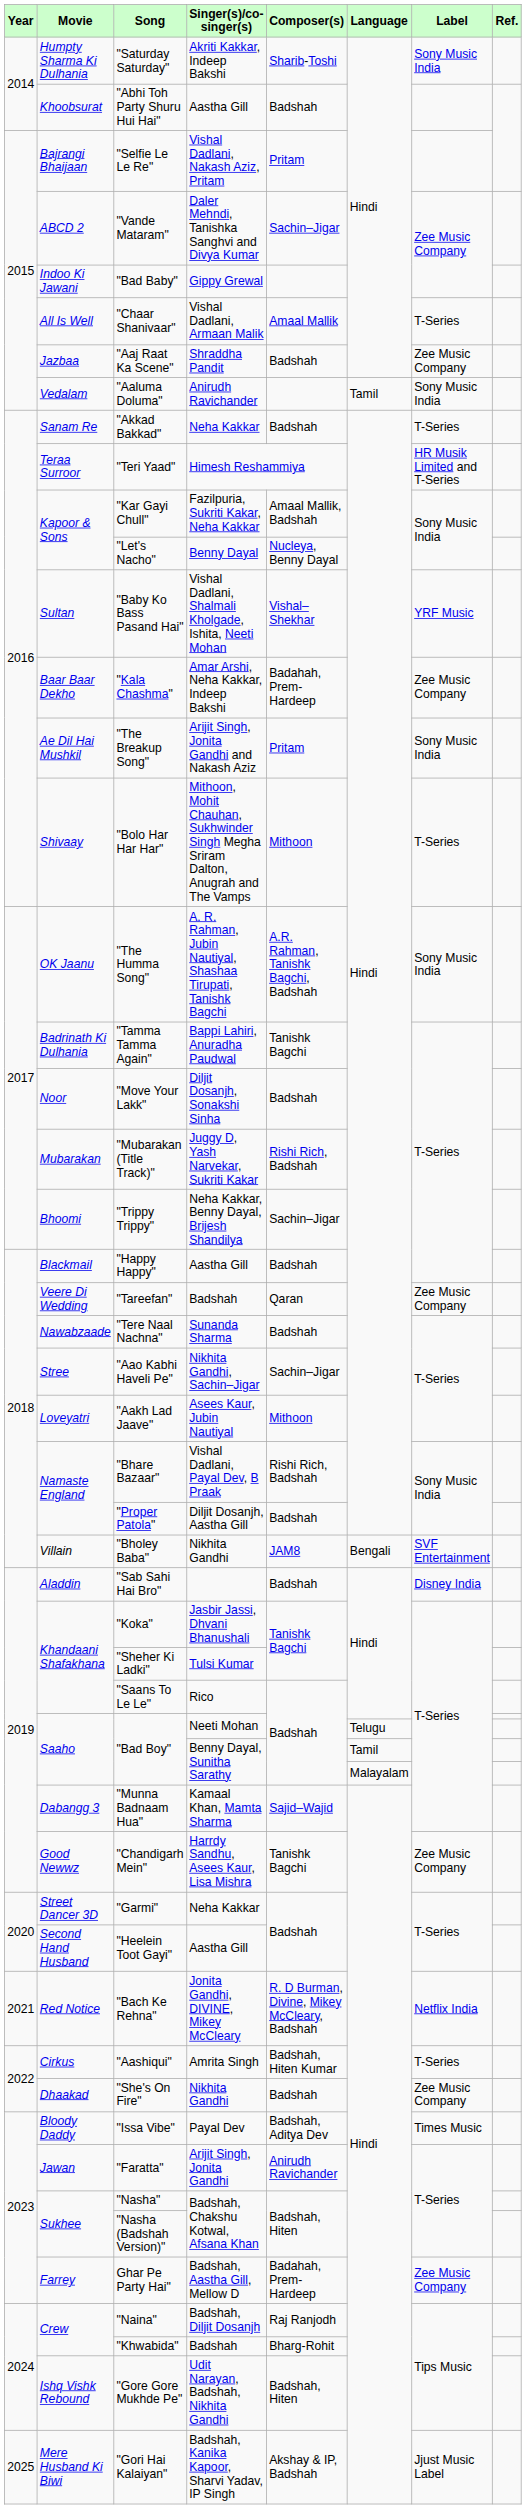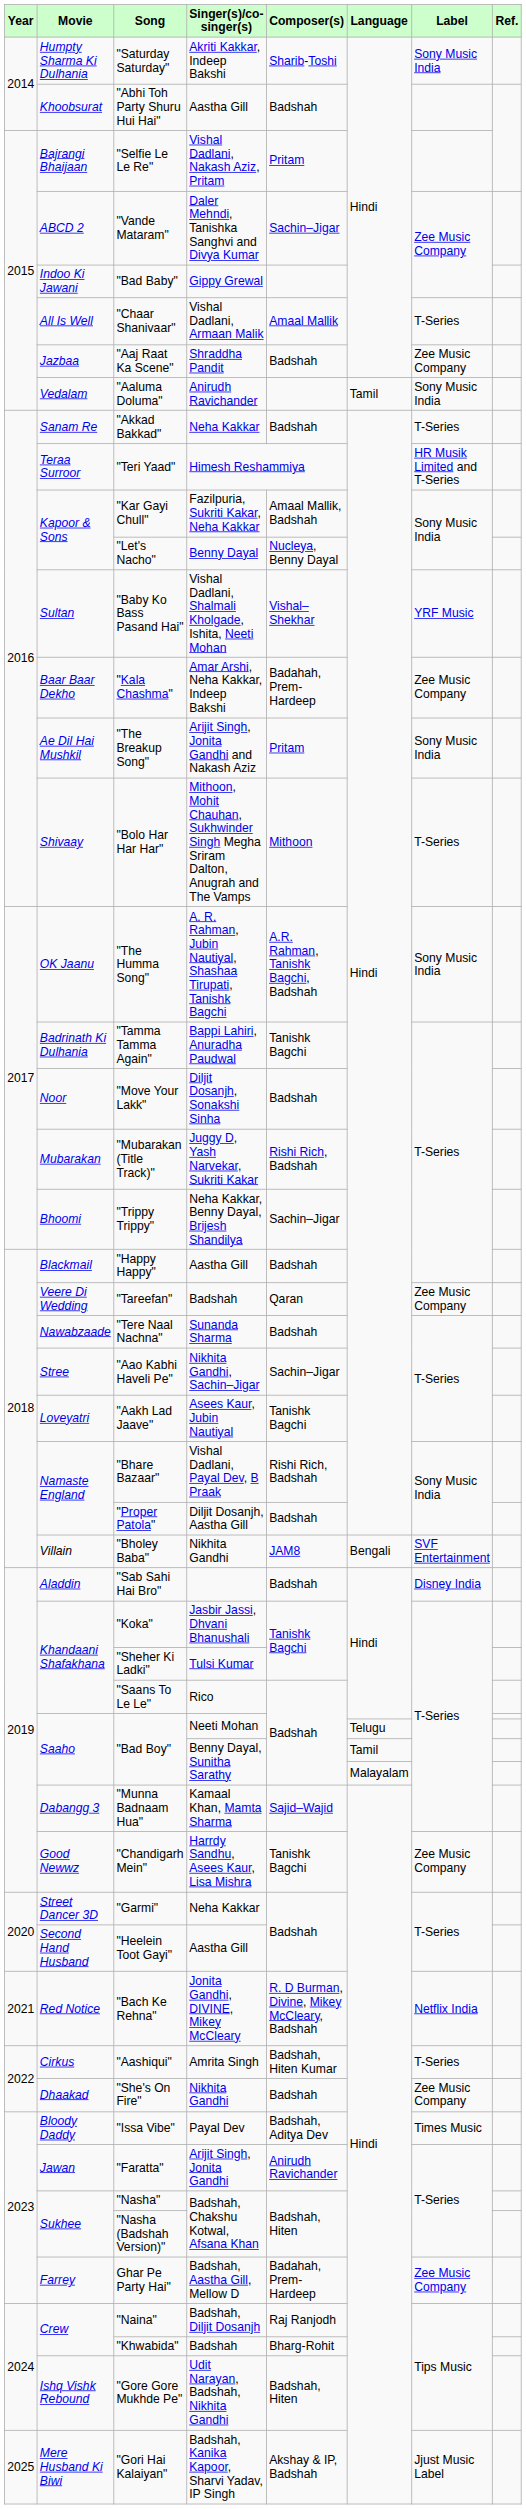(291, 1418) Mithoon -> (290, 1418) Tanishk Bagchi
